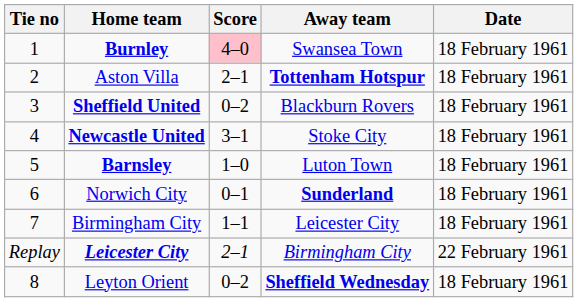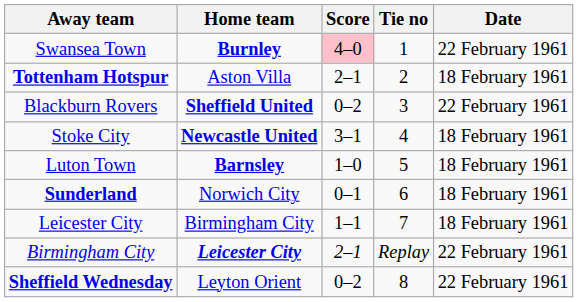columns swapped: (34, 19) <-> (347, 19)
(503, 48) 18 February 1961 -> (503, 48) 22 February 1961
(503, 106) 18 February 1961 -> (503, 106) 22 February 1961
(503, 281) 18 February 1961 -> (503, 281) 22 February 1961
